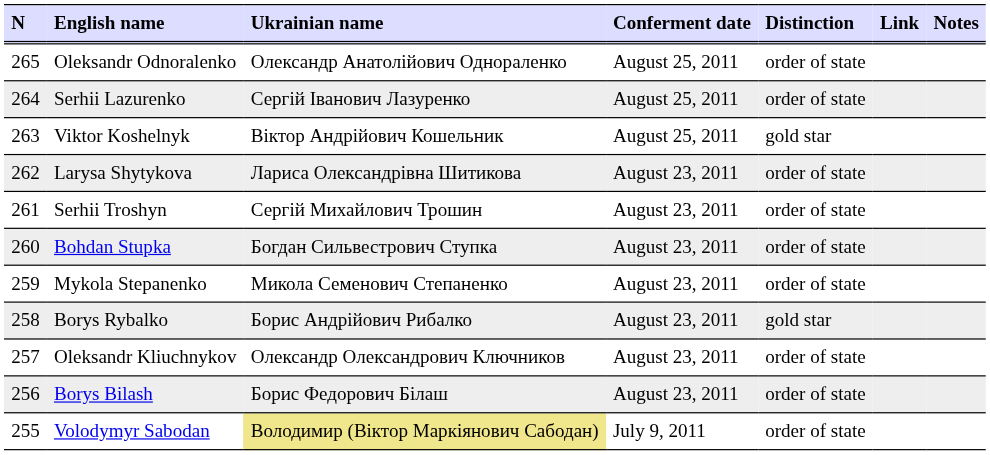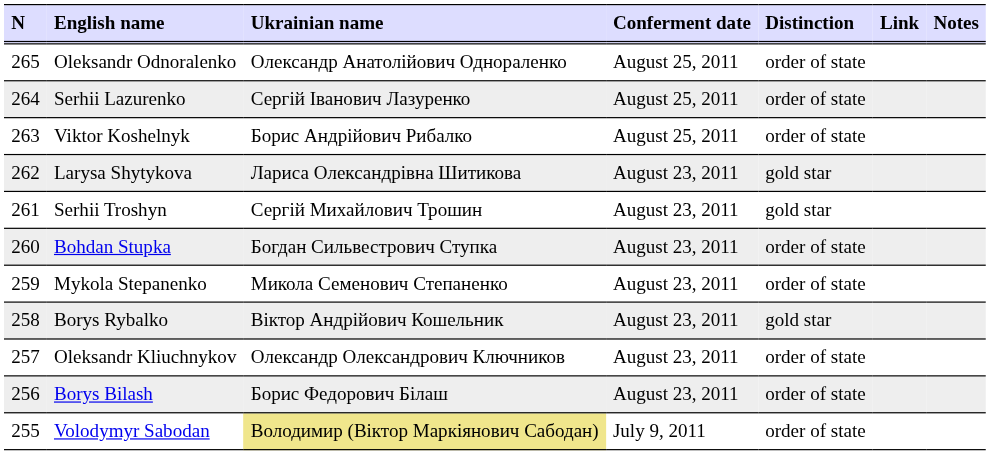(377, 135) Віктор Андрійович Кошельник -> (361, 135) Борис Андрійович Рибалко
(798, 135) gold star -> (815, 135) order of state
(815, 172) order of state -> (798, 172) gold star
(815, 209) order of state -> (798, 209) gold star
(361, 320) Борис Андрійович Рибалко -> (377, 320) Віктор Андрійович Кошельник
